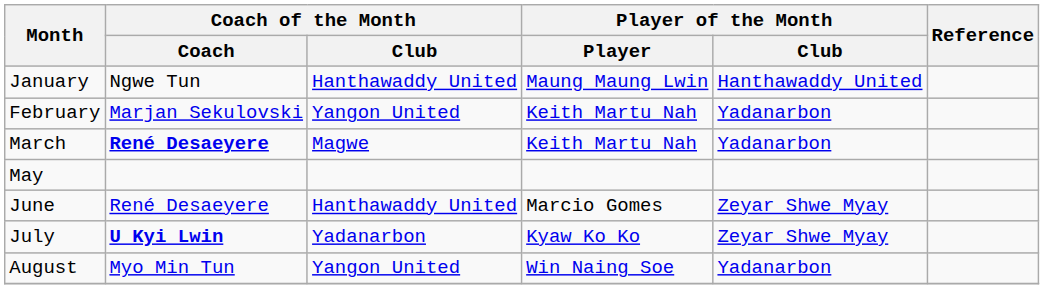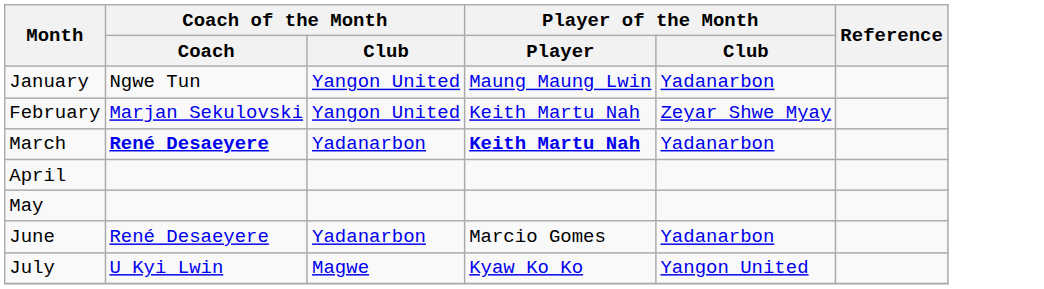(415, 82) Hanthawaddy United -> (386, 82) Yangon United
(820, 82) Hanthawaddy United -> (717, 82) Yadanarbon
(774, 113) Yadanarbon -> (746, 113) Zeyar Shwe Myay
(341, 144) Magwe -> (369, 144) Yadanarbon
(612, 144) normal -> (555, 144) bold
+ row: (38, 175)
(415, 206) Hanthawaddy United -> (369, 237) Yadanarbon
(803, 206) Zeyar Shwe Myay -> (717, 237) Yadanarbon
(166, 237) bold -> (166, 268) normal
(369, 237) Yadanarbon -> (341, 268) Magwe
(803, 237) Zeyar Shwe Myay -> (735, 268) Yangon United
- row: (43, 268)
